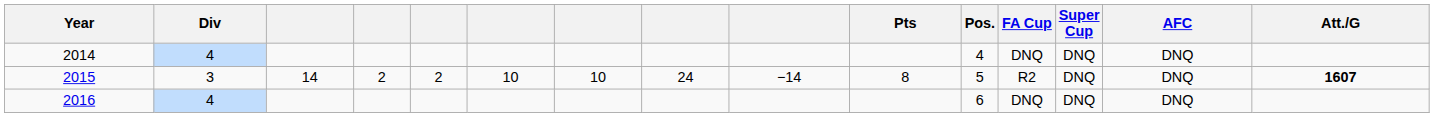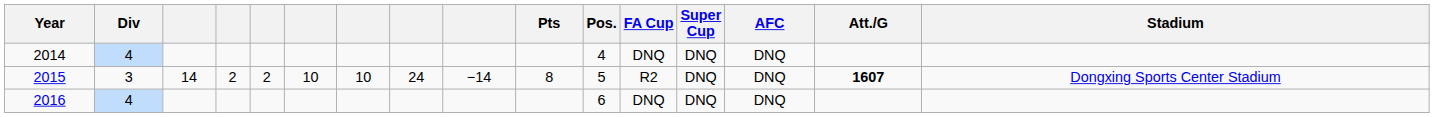+ column: (1175, 24)
